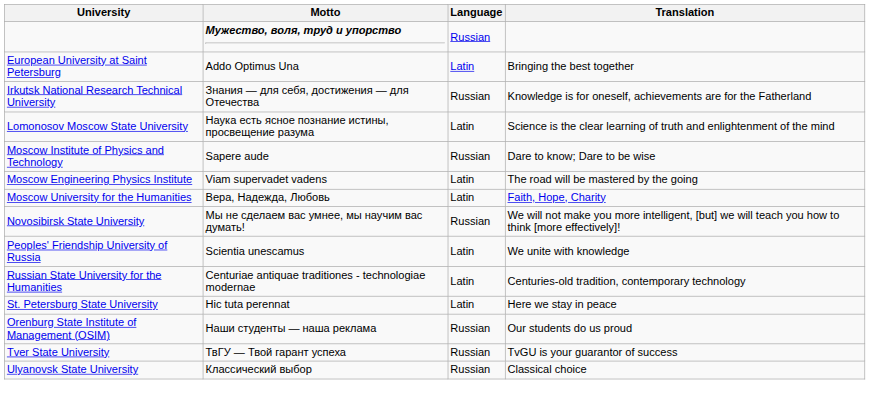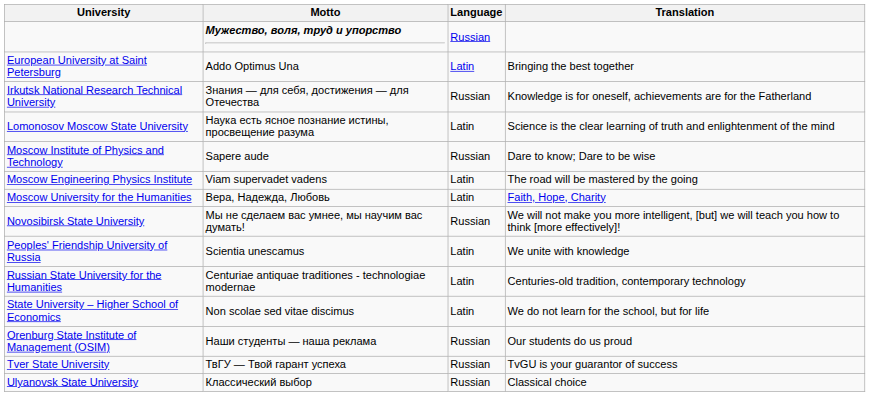- row: (82, 305)
+ row: (92, 311)
